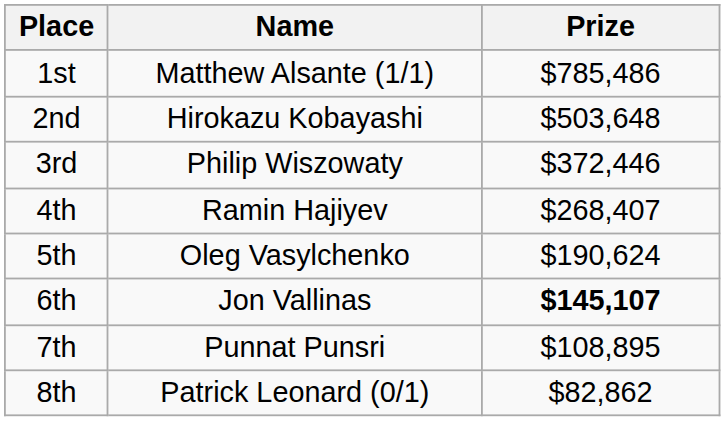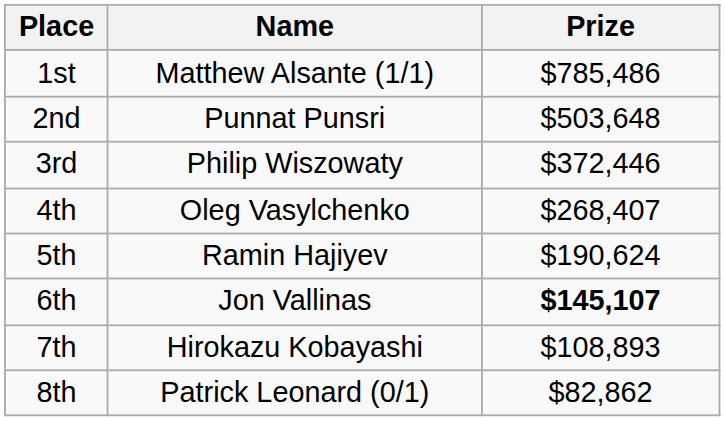(295, 118) Hirokazu Kobayashi -> (295, 118) Punnat Punsri
(295, 210) Ramin Hajiyev -> (295, 210) Oleg Vasylchenko
(295, 255) Oleg Vasylchenko -> (295, 255) Ramin Hajiyev
(295, 347) Punnat Punsri -> (295, 347) Hirokazu Kobayashi
(601, 347) $108,895 -> (601, 347) $108,893
